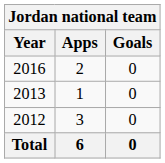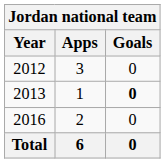rows swapped: (30, 119) <-> (30, 68)
(133, 94) normal -> (133, 94) bold
